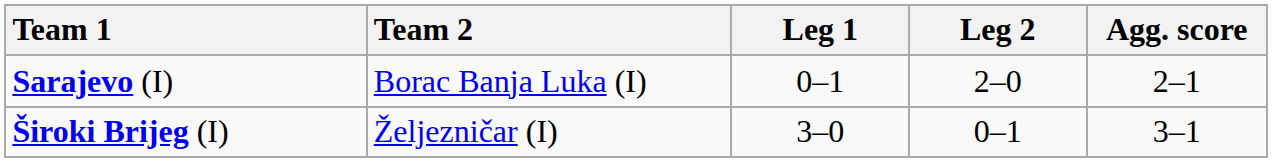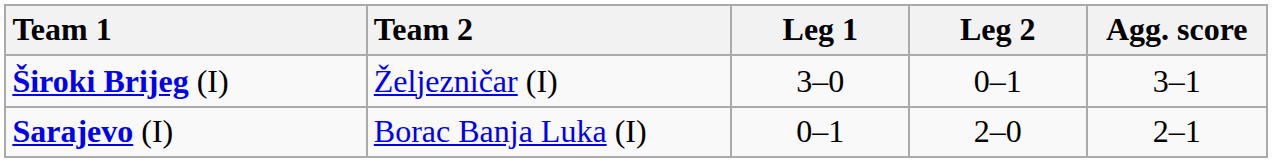rows swapped: (93, 80) <-> (121, 131)
